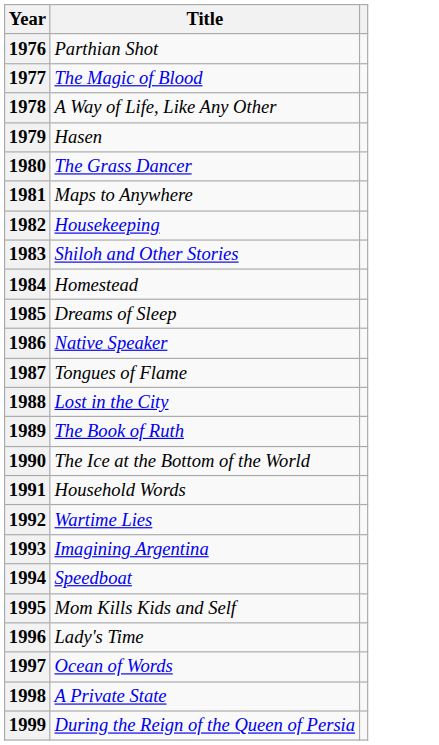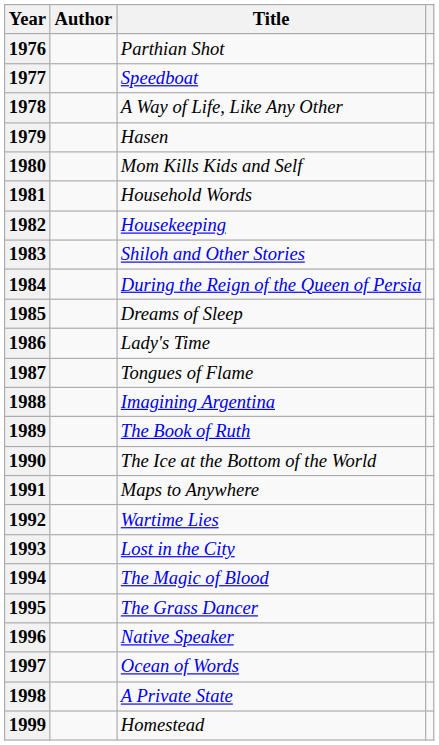+ column: (83, 19)
(129, 78) The Magic of Blood -> (159, 78) Speedboat
(123, 166) The Grass Dancer -> (212, 166) Mom Kills Kids and Self
(124, 195) Maps to Anywhere -> (186, 195) Household Words
(96, 284) Homestead -> (271, 284) During the Reign of the Queen of Persia
(111, 343) Native Speaker -> (165, 343) Lady's Time
(112, 401) Lost in the City -> (198, 401) Imagining Argentina
(120, 490) Household Words -> (190, 490) Maps to Anywhere
(132, 549) Imagining Argentina -> (178, 549) Lost in the City
(93, 578) Speedboat -> (195, 578) The Magic of Blood
(145, 607) Mom Kills Kids and Self -> (189, 607) The Grass Dancer
(99, 637) Lady's Time -> (177, 637) Native Speaker
(205, 725) During the Reign of the Queen of Persia -> (163, 725) Homestead
